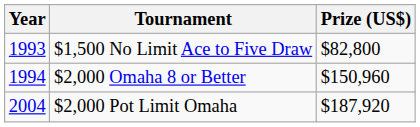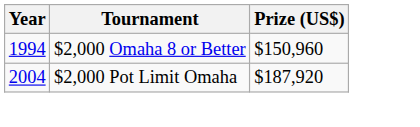- row: (183, 48)
